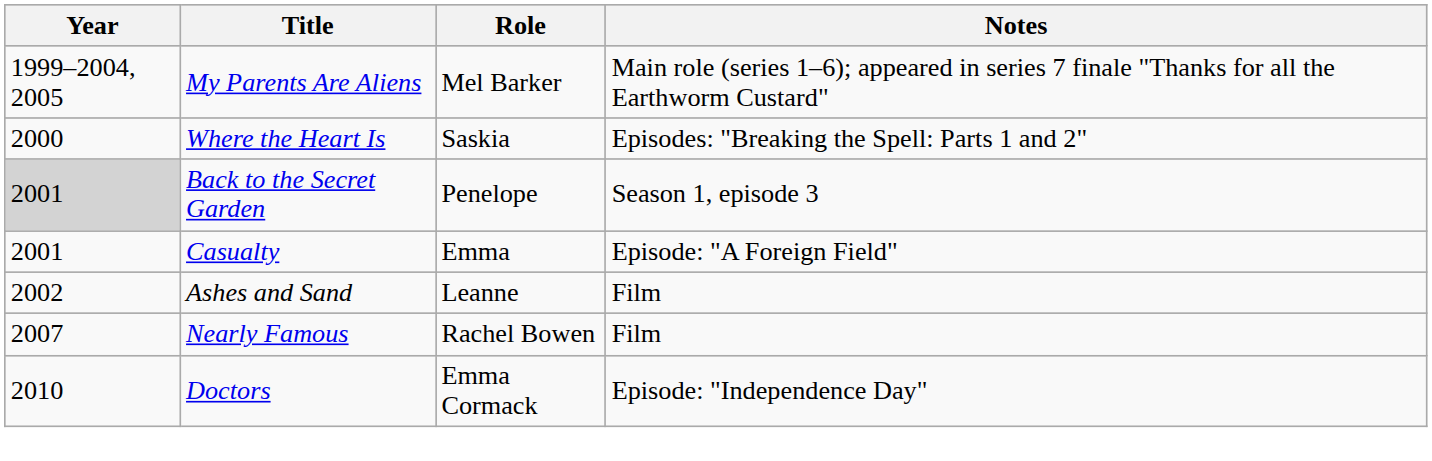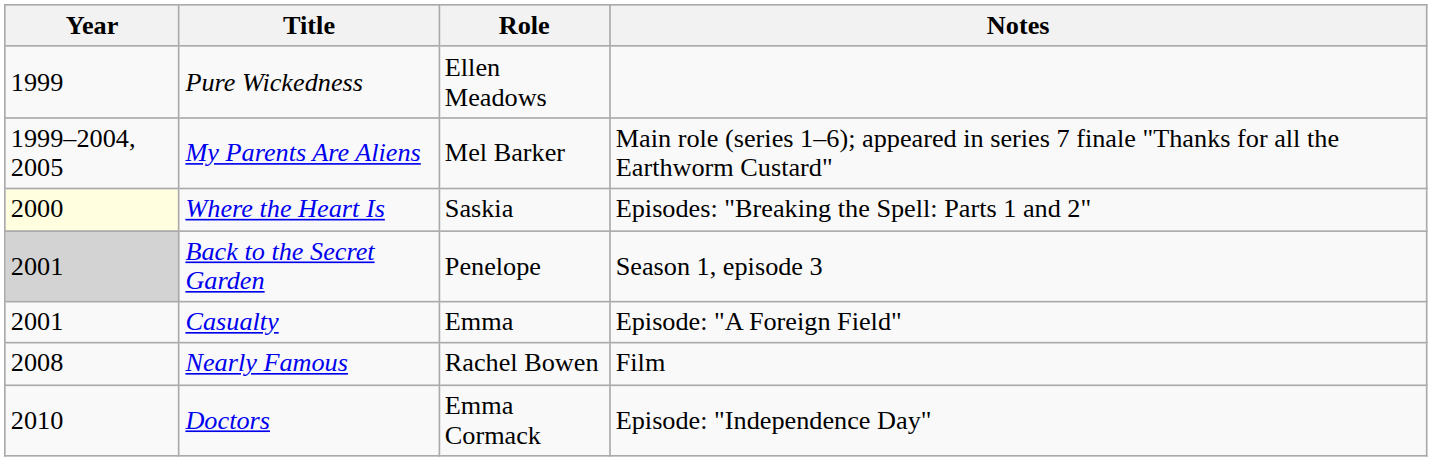+ row: (274, 81)
(37, 138) no background -> (37, 209) lightyellow background
- row: (269, 292)
(37, 334) 2007 -> (37, 363) 2008
